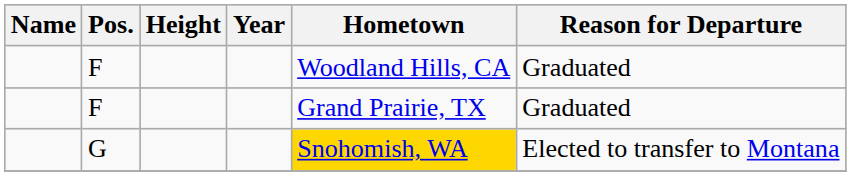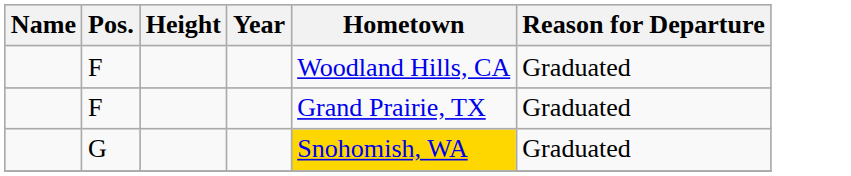(681, 149) Elected to transfer to Montana -> (577, 149) Graduated
